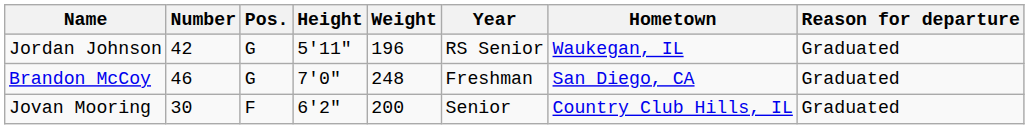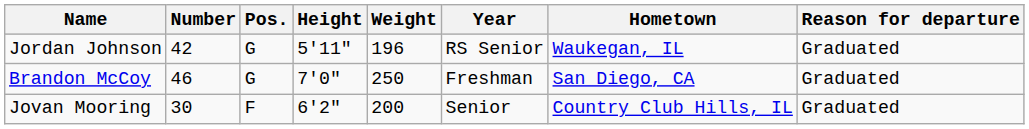(388, 79) 248 -> (388, 79) 250
